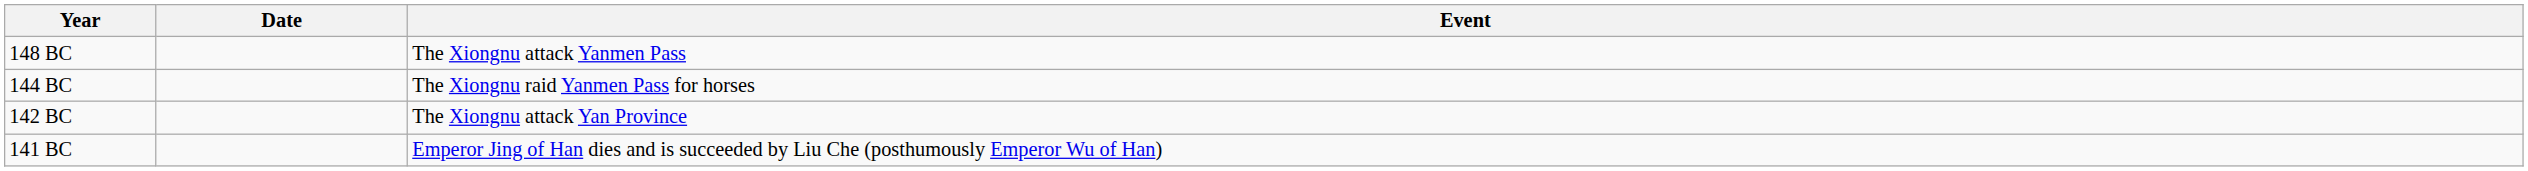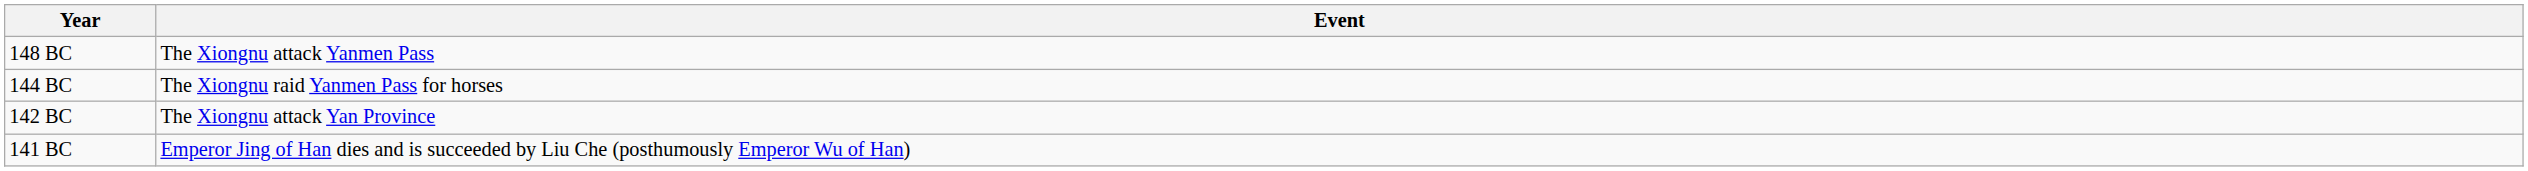- column: (282, 20)
